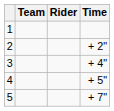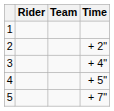columns swapped: (64, 13) <-> (31, 13)
